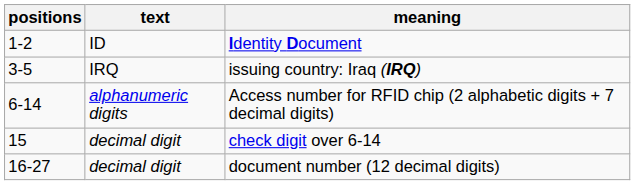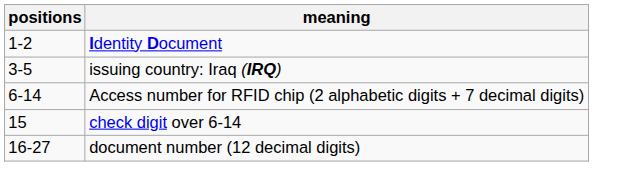- column: (155, 17)
